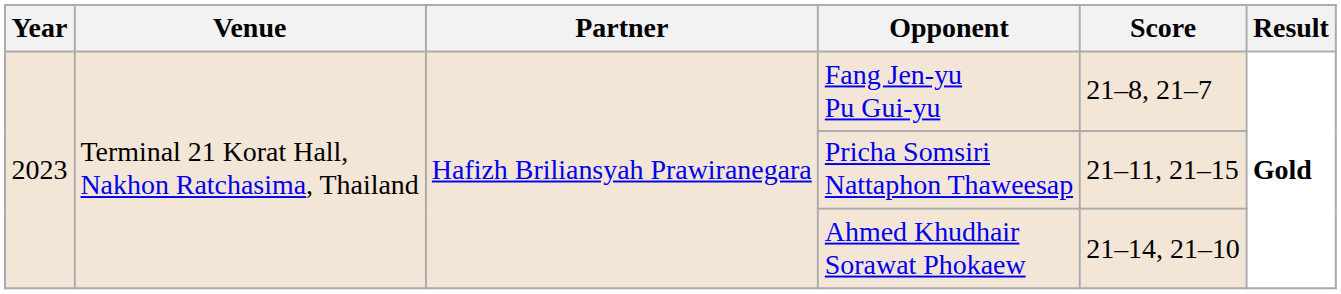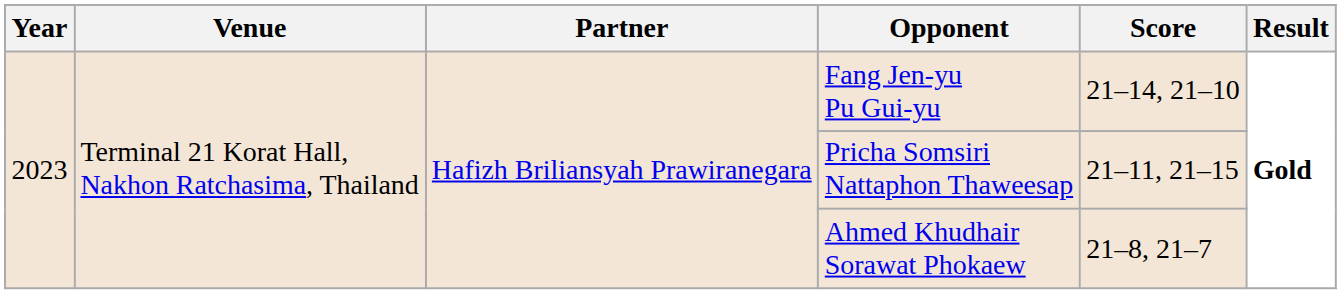(1149, 90) 21–8, 21–7 -> (1163, 90) 21–14, 21–10
(1163, 248) 21–14, 21–10 -> (1149, 248) 21–8, 21–7
